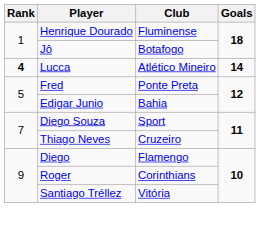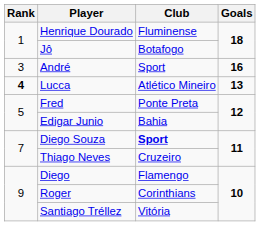+ row: (55, 67)
(237, 67) 14 -> (237, 85) 13
(152, 121) normal -> (153, 139) bold
